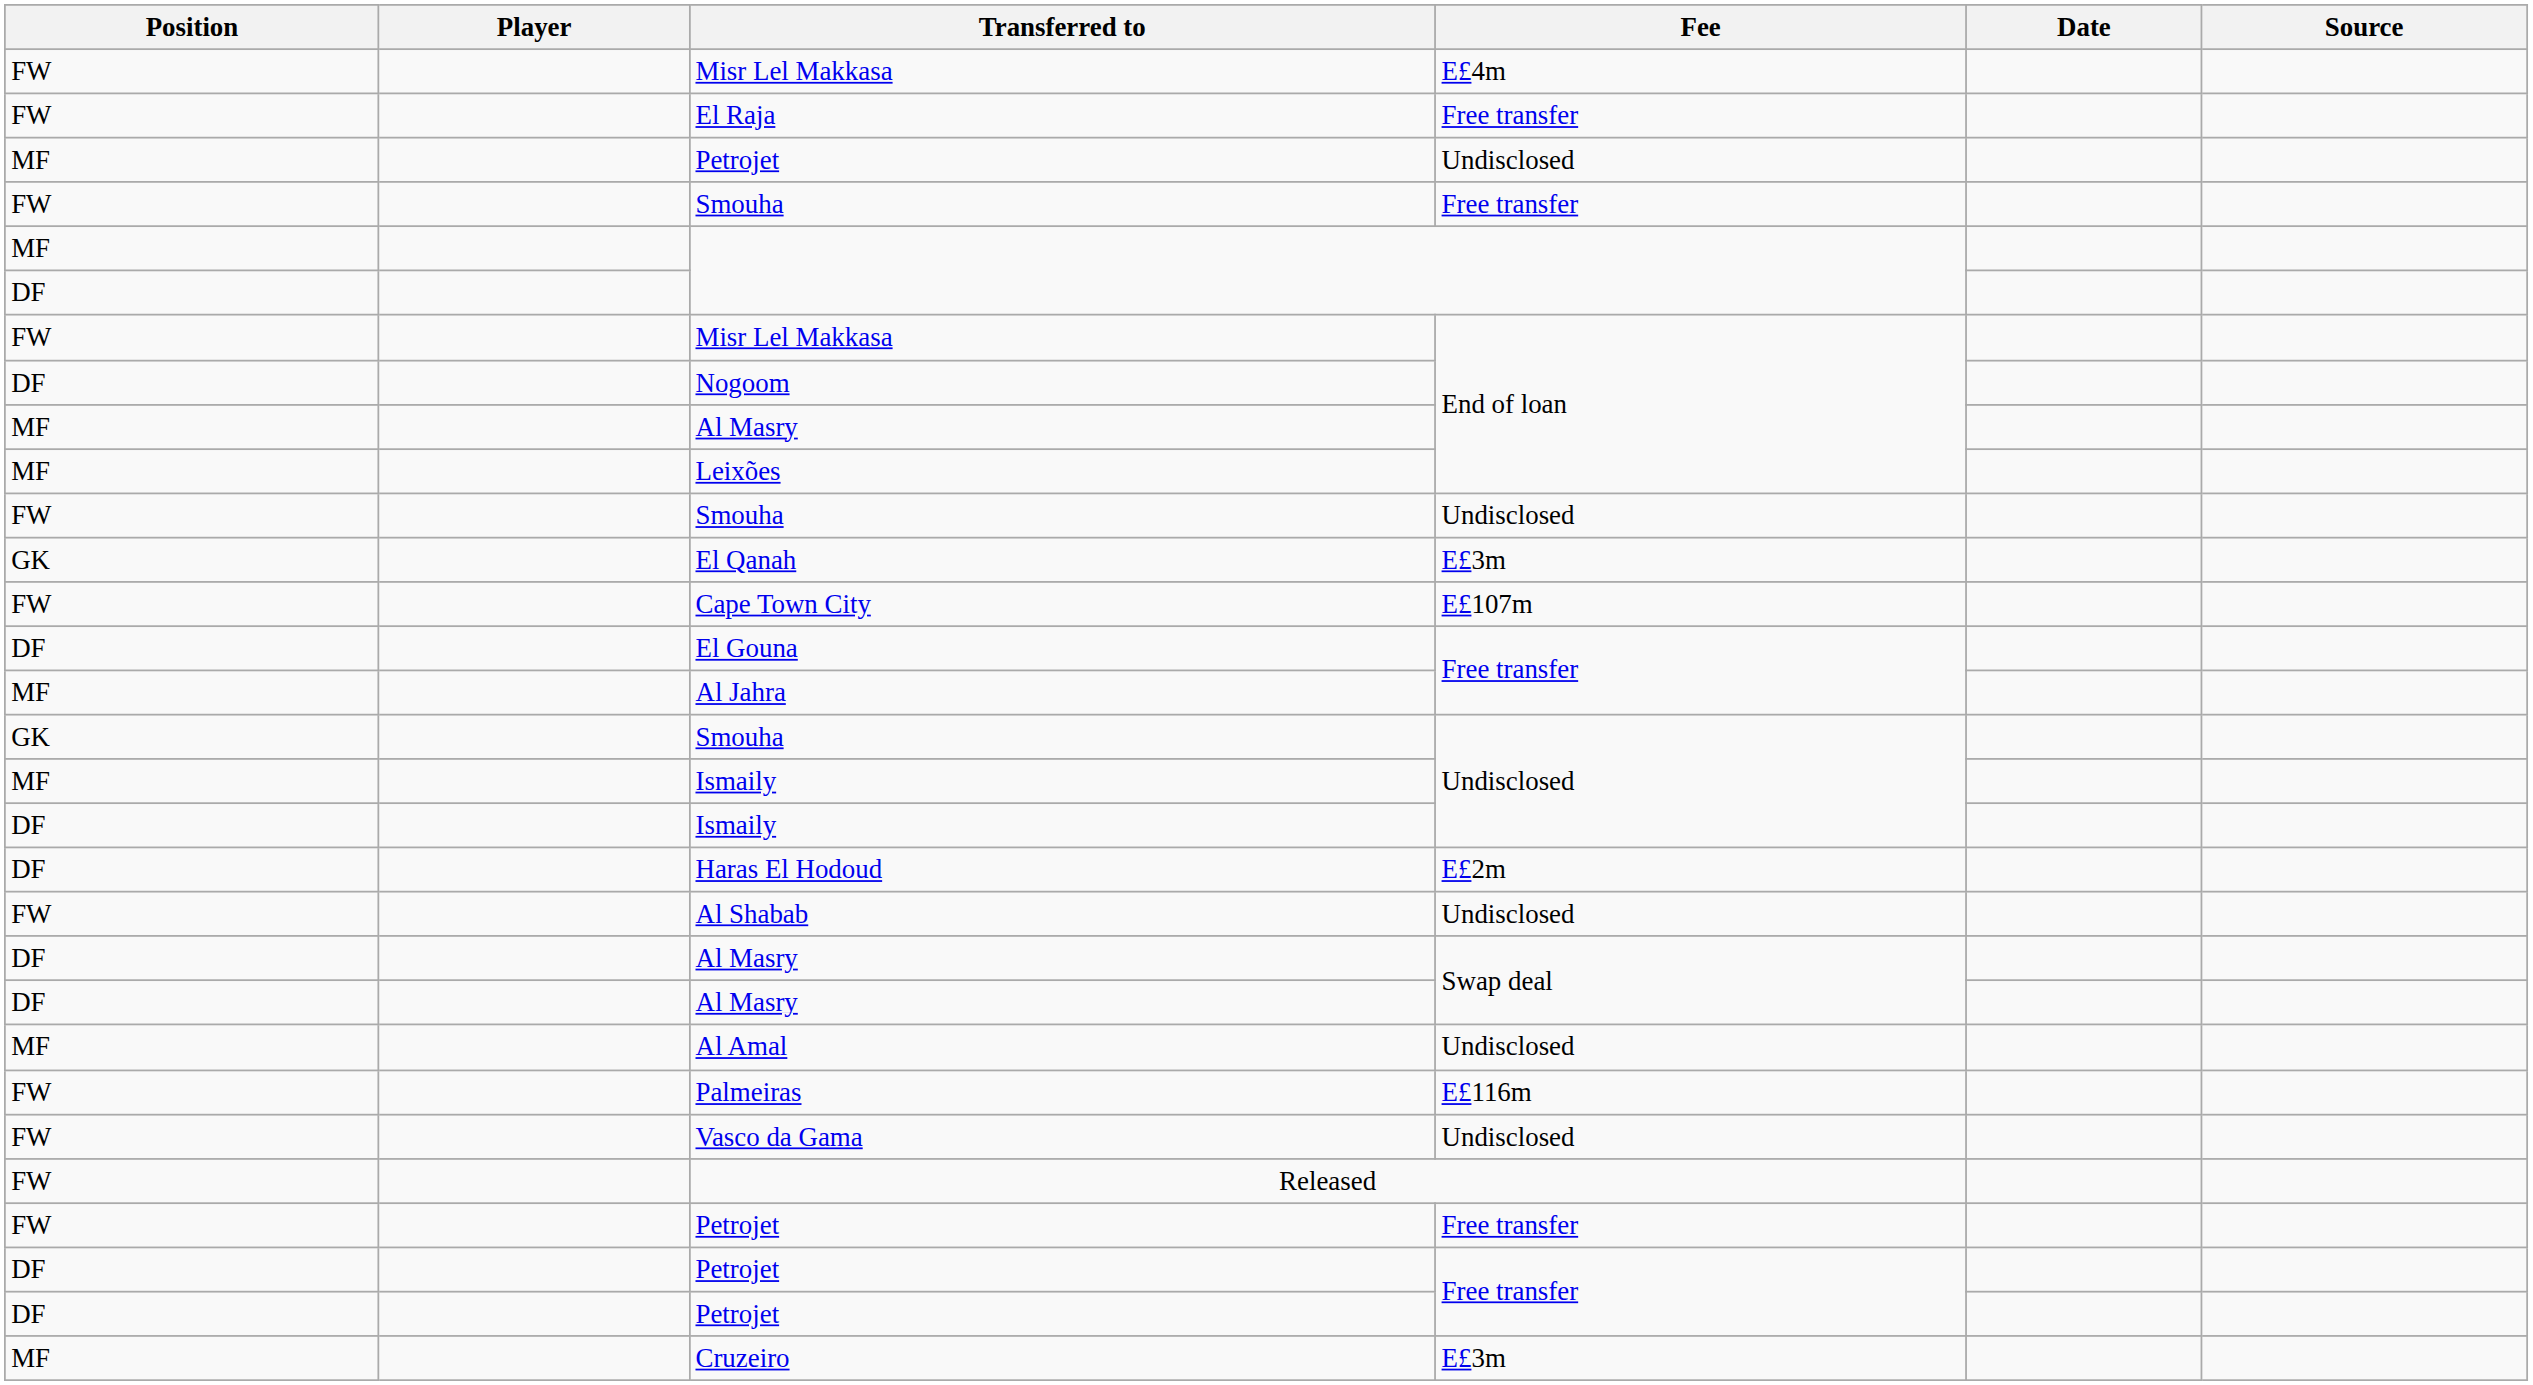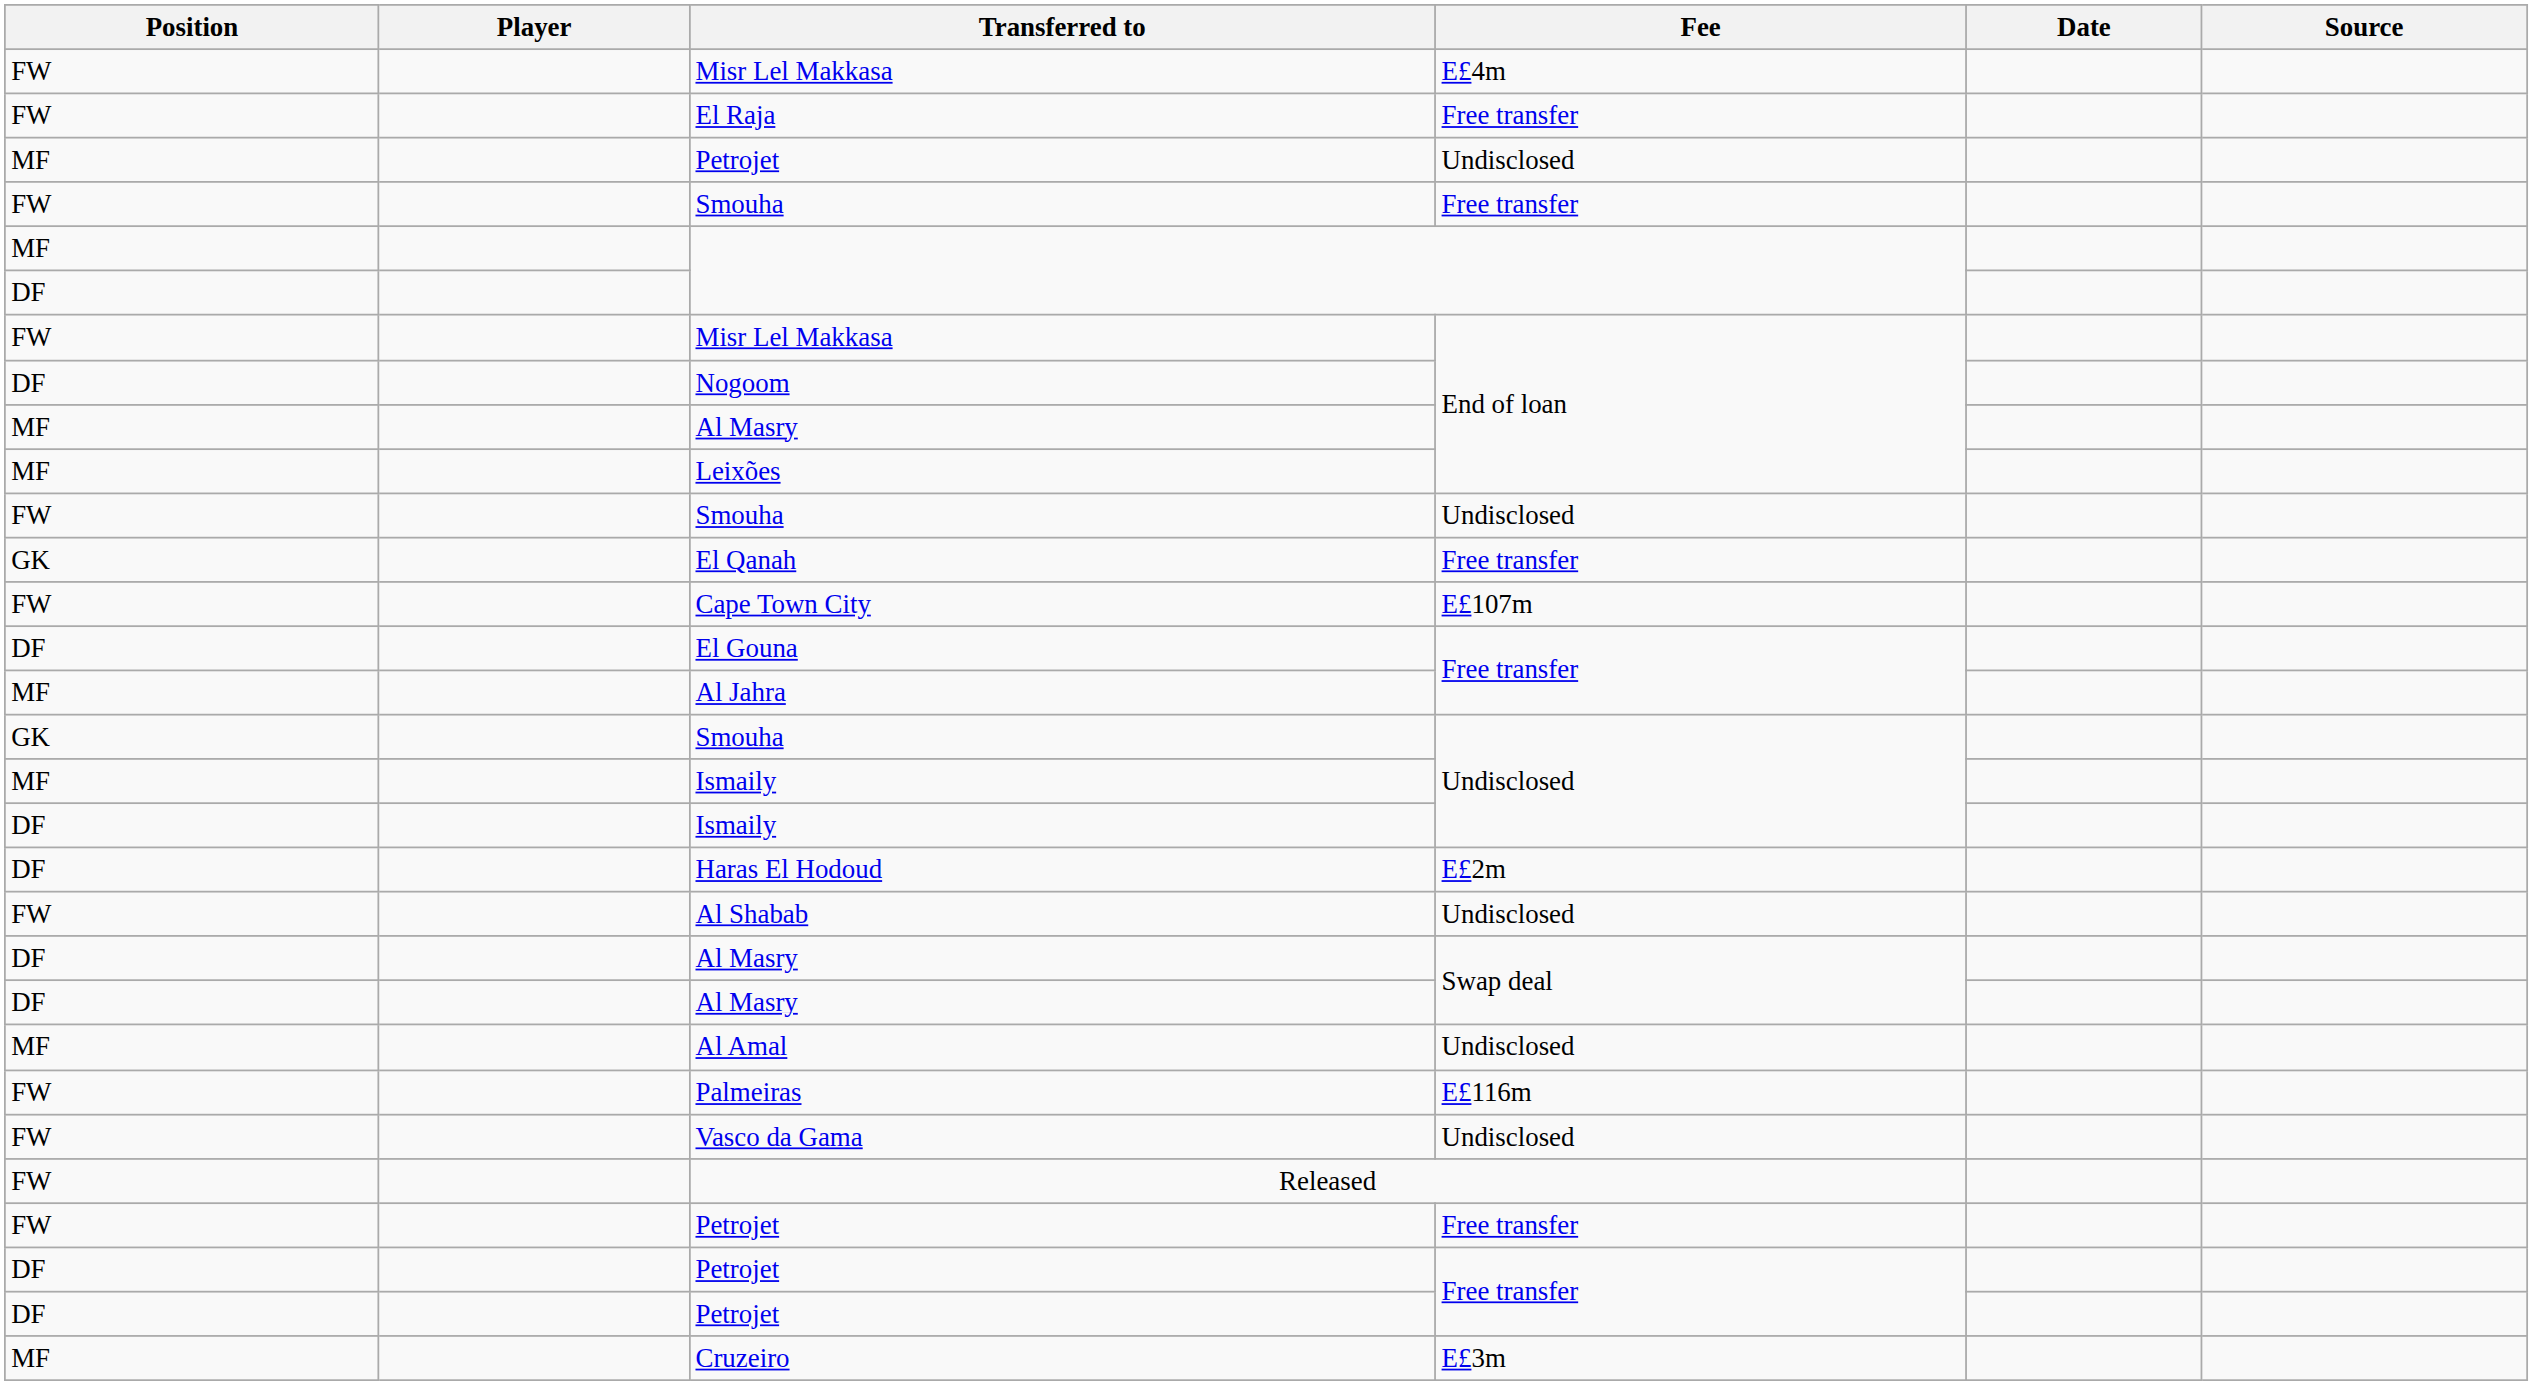(1474, 559) E£3m -> (1510, 559) Free transfer
